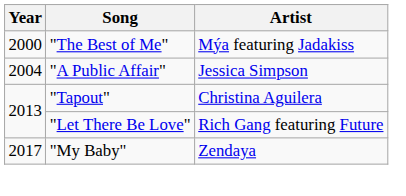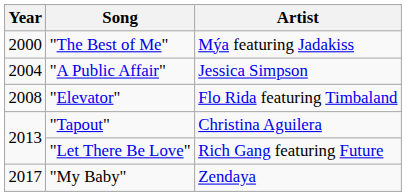+ row: (85, 97)
